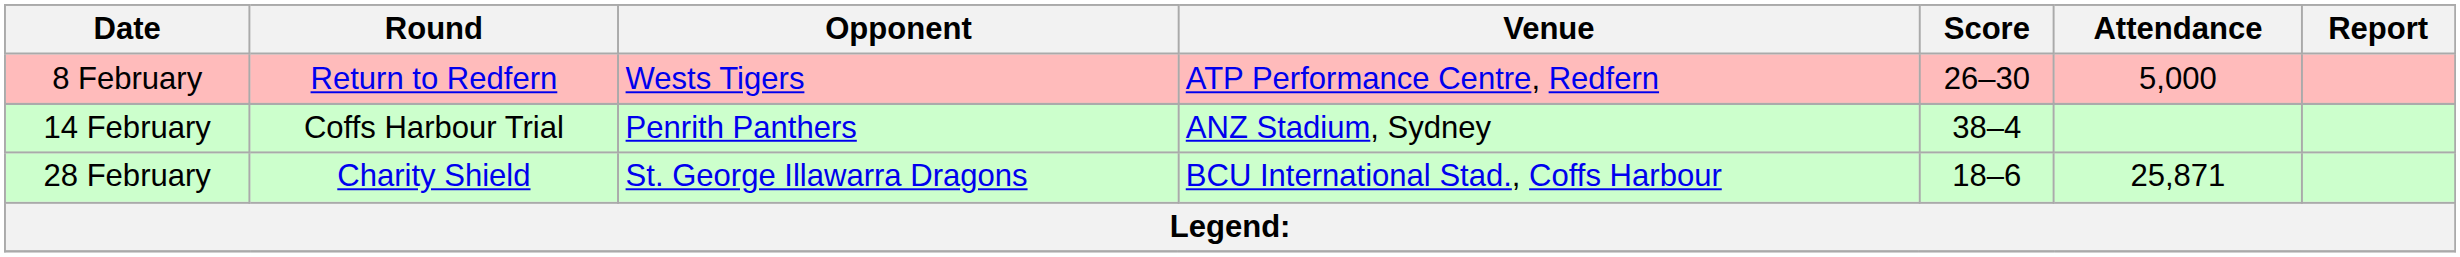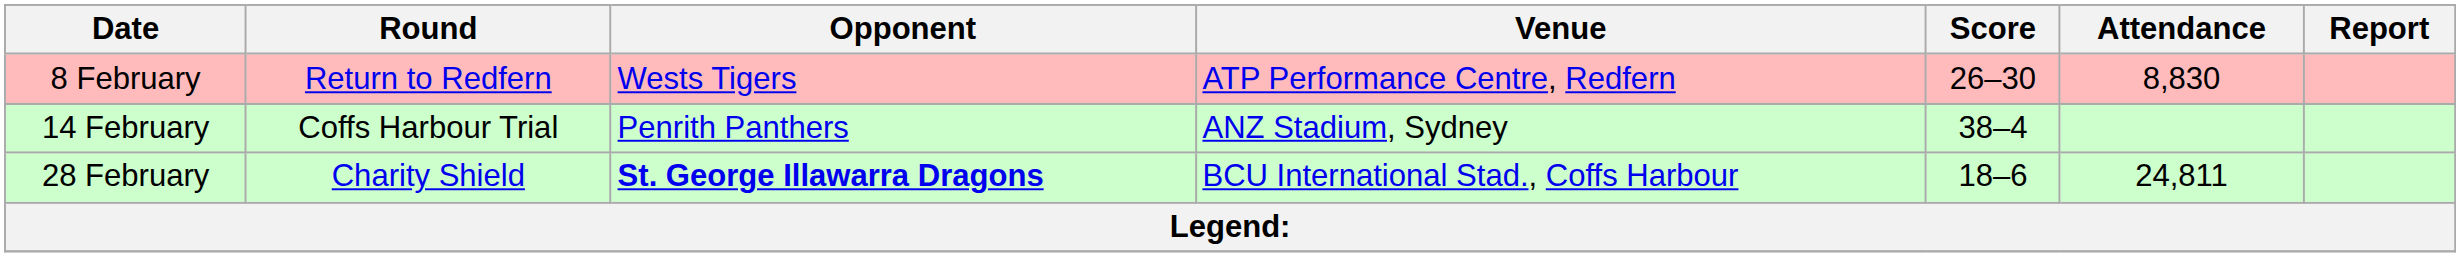(2178, 78) 5,000 -> (2182, 78) 8,830
(827, 176) normal -> (831, 176) bold
(2178, 176) 25,871 -> (2182, 176) 24,811
